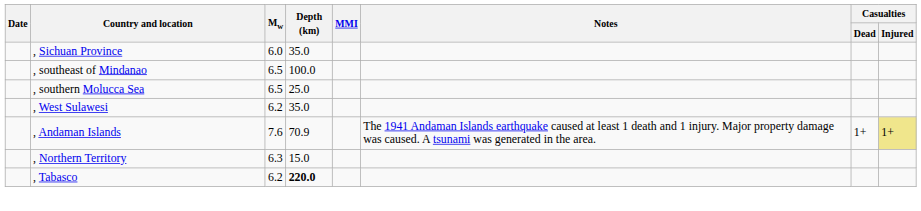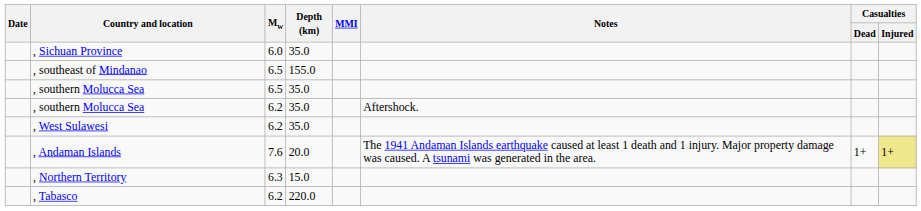(302, 70) 100.0 -> (302, 70) 155.0
(299, 88) 25.0 -> (299, 88) 35.0
+ row: (89, 107)
(299, 133) 70.9 -> (299, 151) 20.0
(302, 177) bold -> (302, 196) normal
